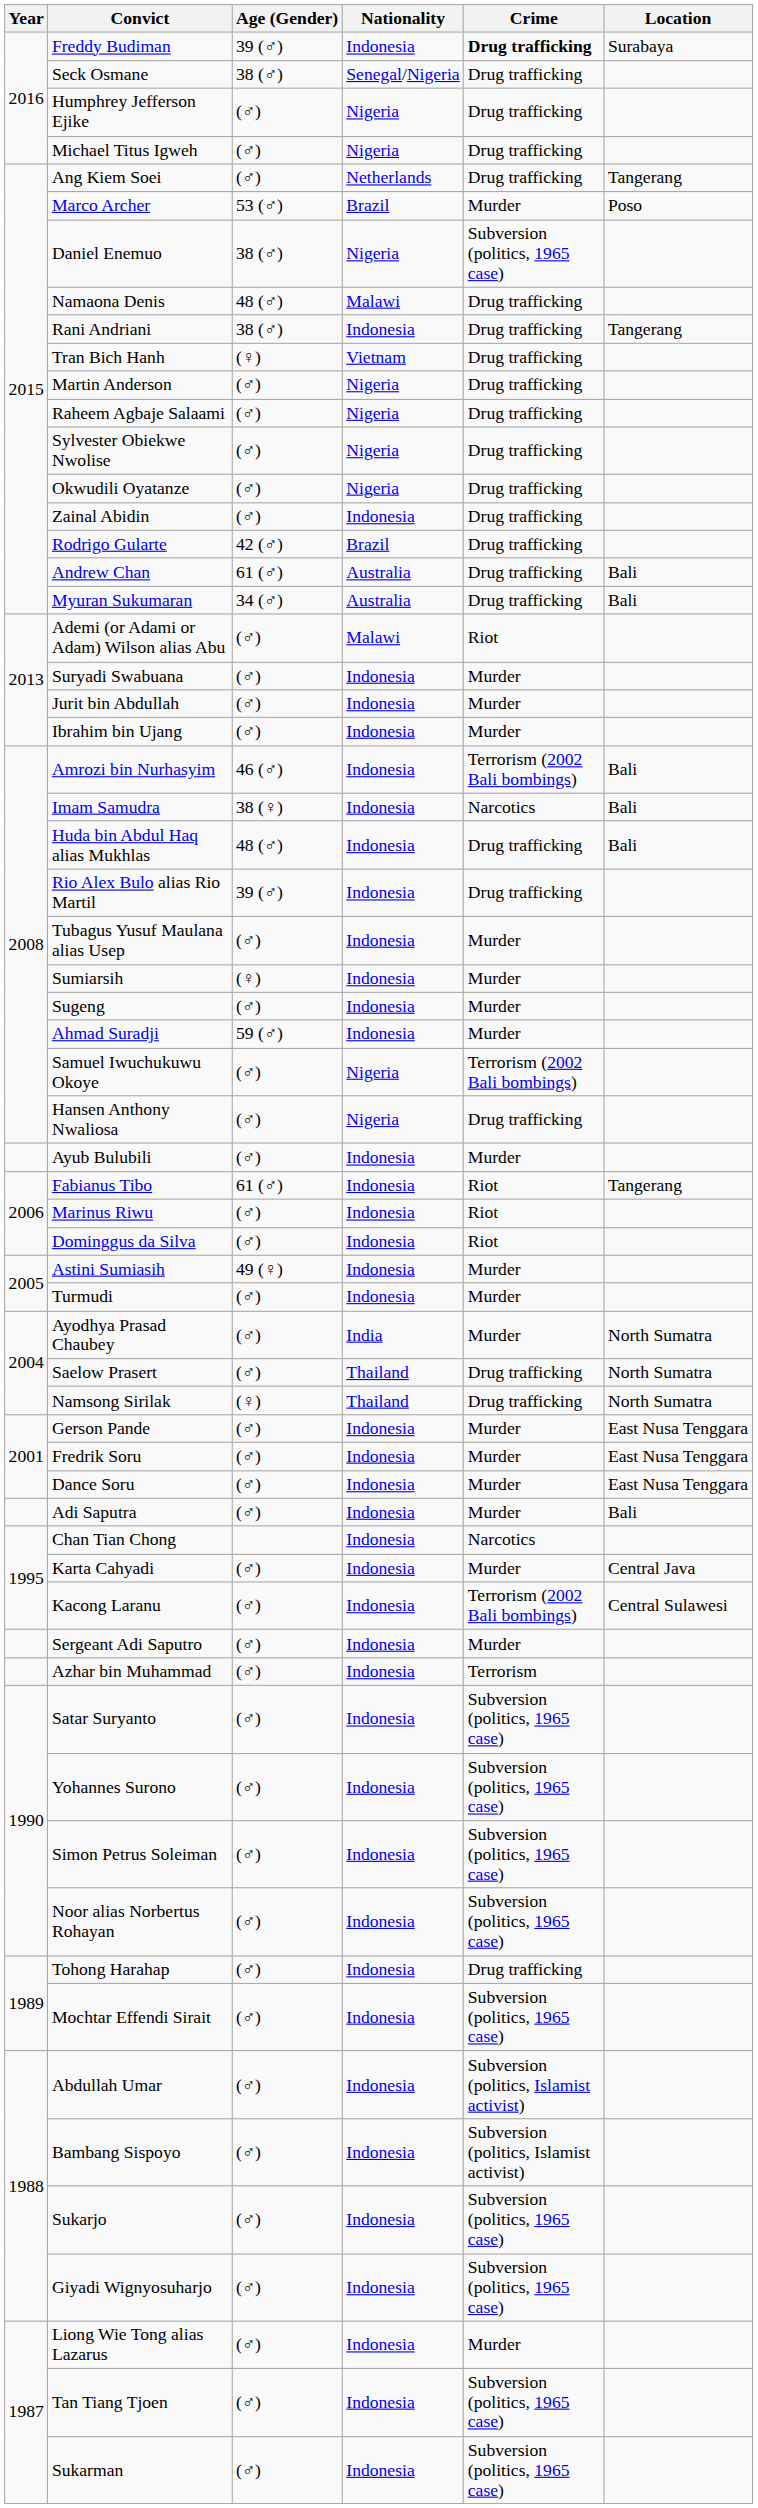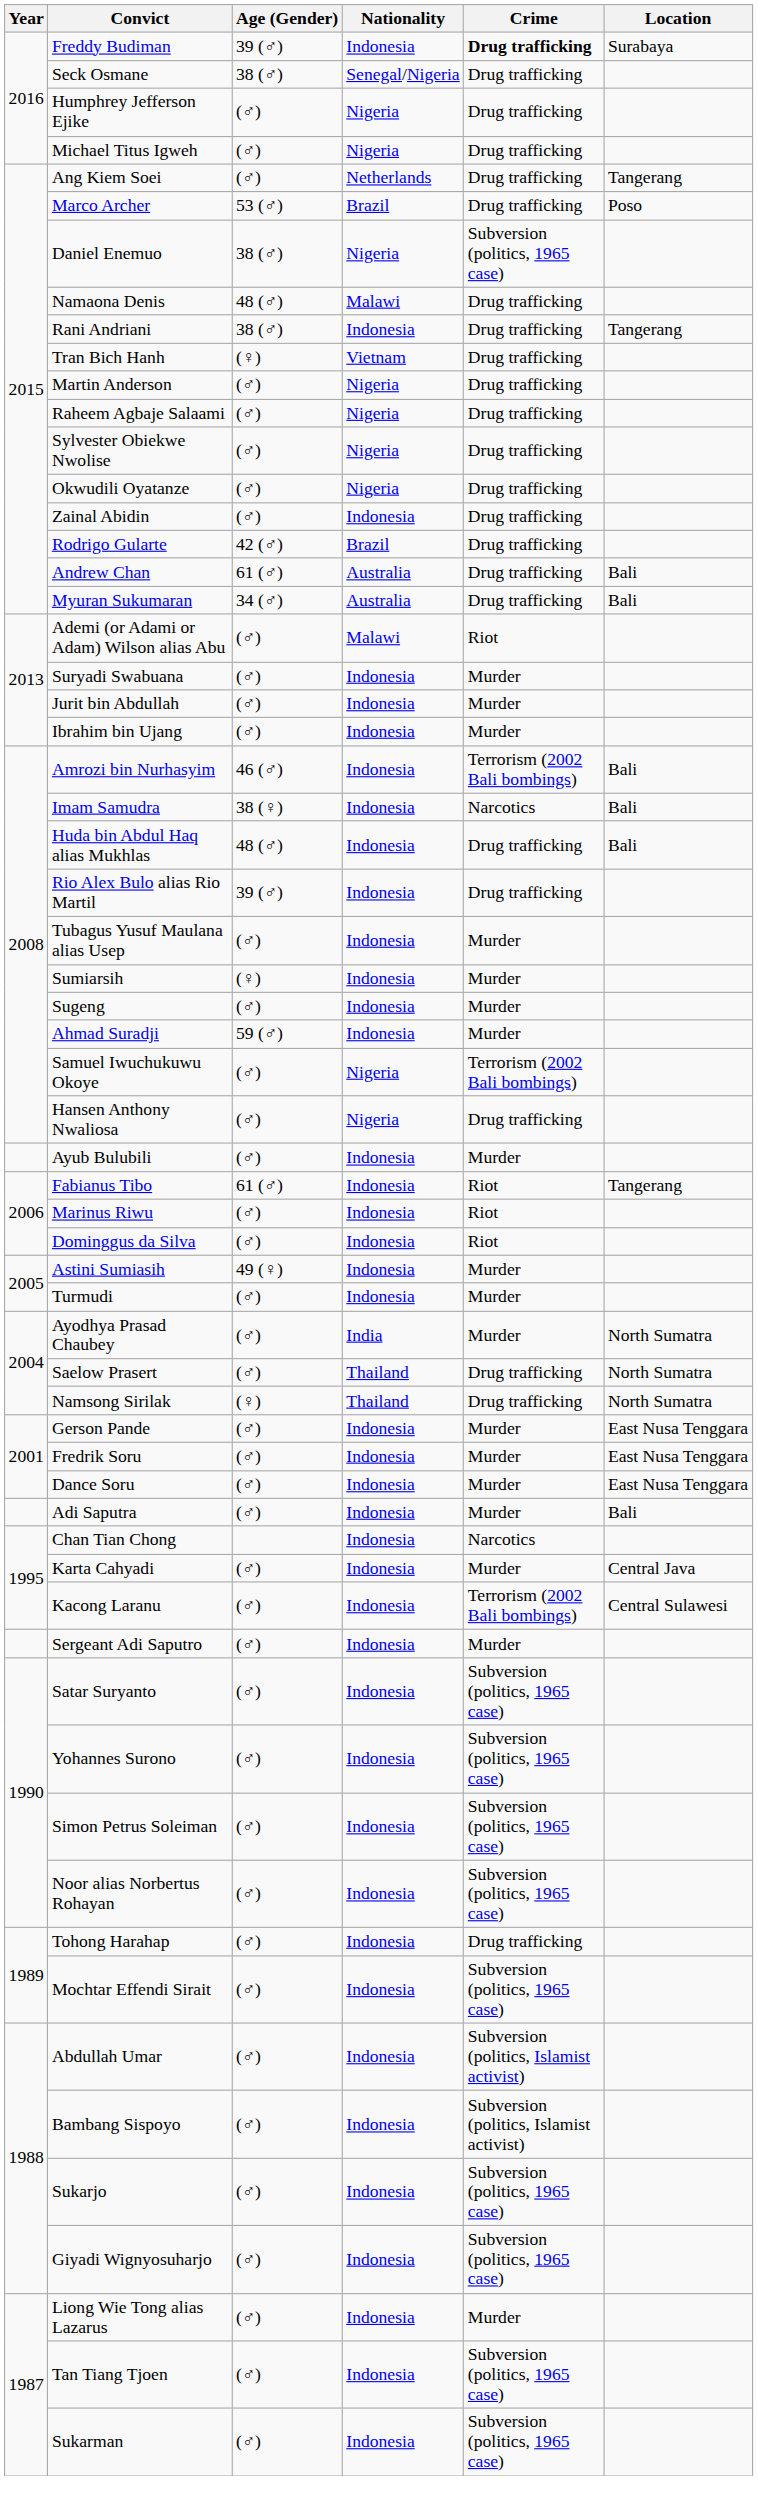(494, 205) Murder -> (525, 205) Drug trafficking
- row: (132, 1671)
